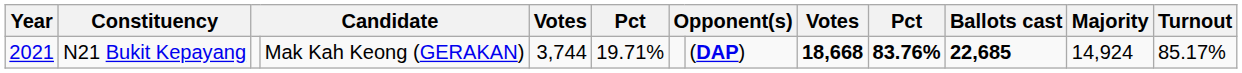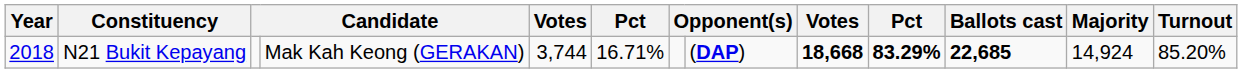(32, 52) 2021 -> (32, 52) 2018
(630, 52) 19.71% -> (630, 52) 16.71%
(907, 52) 83.76% -> (907, 52) 83.29%
(1192, 52) 85.17% -> (1192, 52) 85.20%
